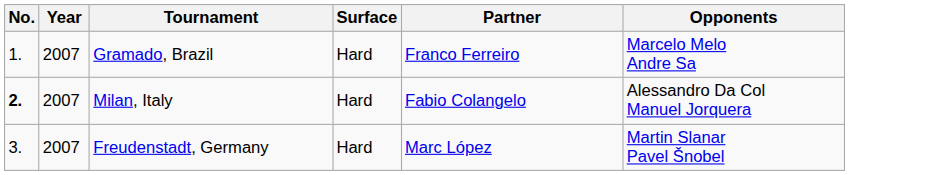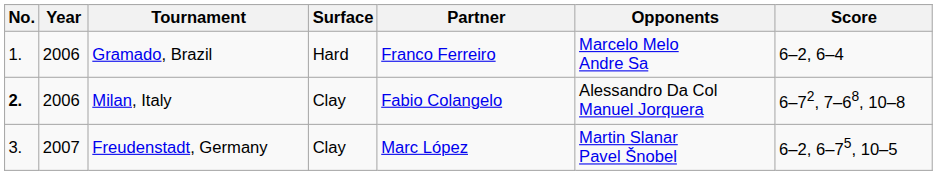+ column: (854, 17)
(61, 54) 2007 -> (61, 54) 2006
(61, 100) 2007 -> (61, 100) 2006
(354, 100) Hard -> (329, 100) Clay
(354, 146) Hard -> (329, 146) Clay
